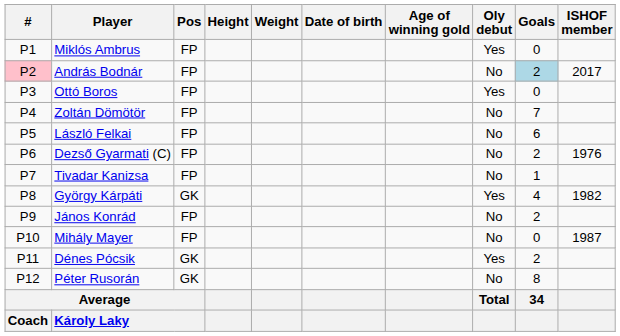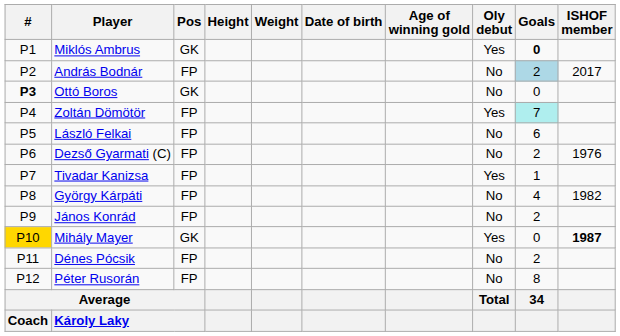(189, 50) FP -> (189, 50) GK
(537, 50) normal -> (537, 50) bold
(28, 71) pink background -> (28, 71) no background
(28, 91) normal -> (28, 91) bold
(189, 91) FP -> (189, 91) GK
(494, 91) Yes -> (494, 91) No
(494, 112) No -> (494, 112) Yes
(537, 112) no background -> (537, 112) paleturquoise background
(494, 175) No -> (494, 175) Yes
(189, 195) GK -> (189, 195) FP
(494, 195) Yes -> (494, 195) No
(28, 237) no background -> (28, 237) gold background
(189, 237) FP -> (189, 237) GK
(494, 237) No -> (494, 237) Yes
(587, 237) normal -> (587, 237) bold
(189, 258) GK -> (189, 258) FP
(494, 258) Yes -> (494, 258) No
(189, 279) GK -> (189, 279) FP
